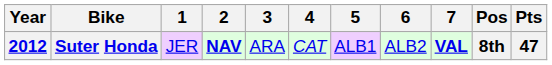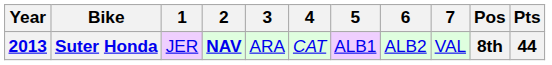(28, 45) 2012 -> (28, 45) 2013
(451, 45) bold -> (450, 45) normal
(529, 45) 47 -> (527, 45) 44
